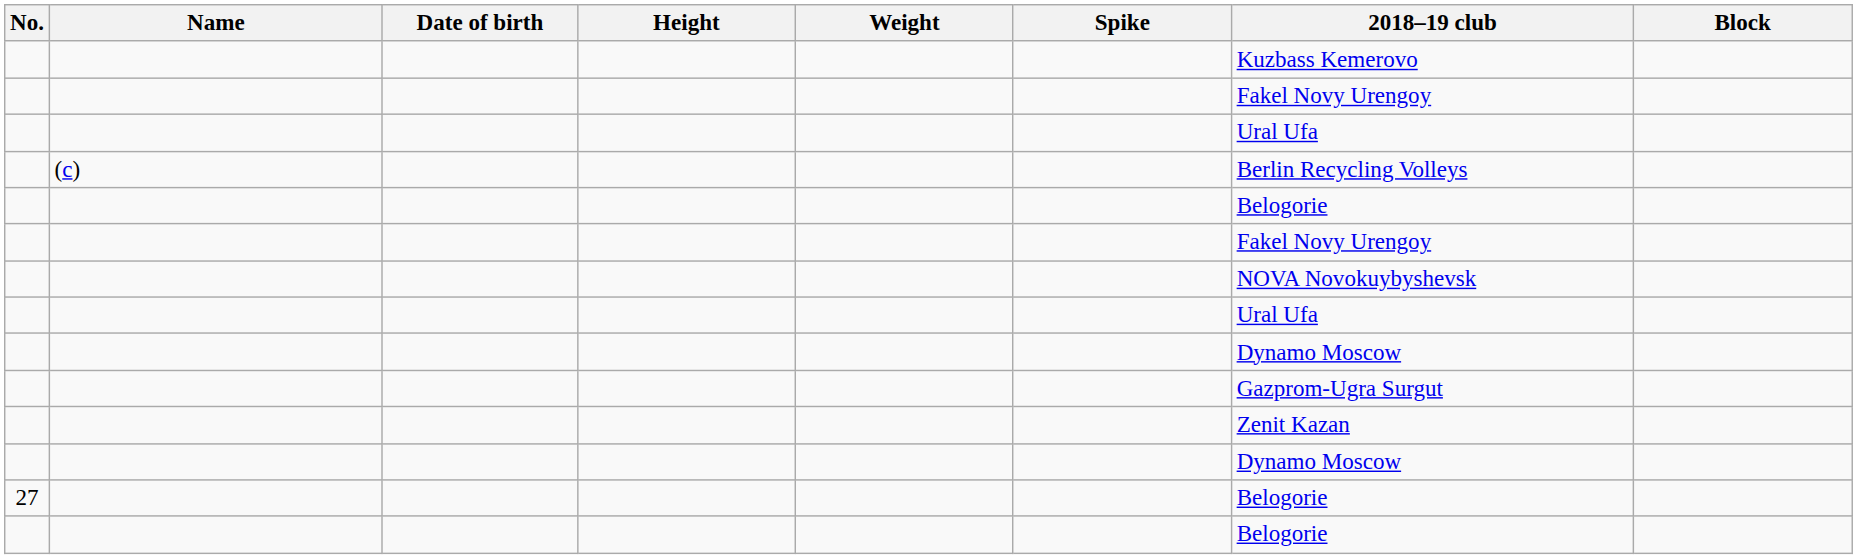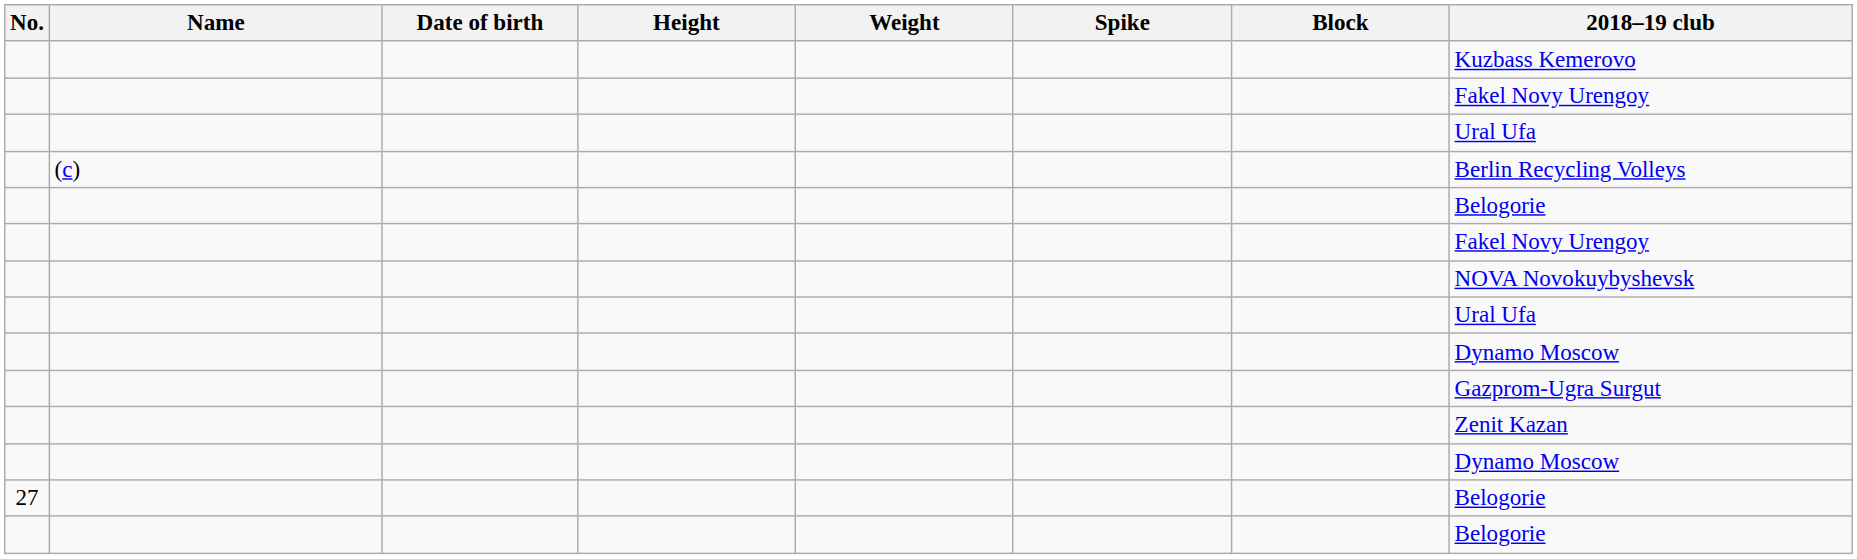columns swapped: (1743, 22) <-> (1432, 22)
